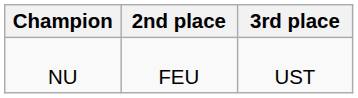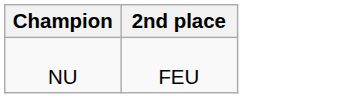- column: (295, 21)
